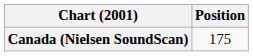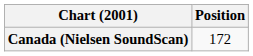(220, 39) 175 -> (220, 39) 172
